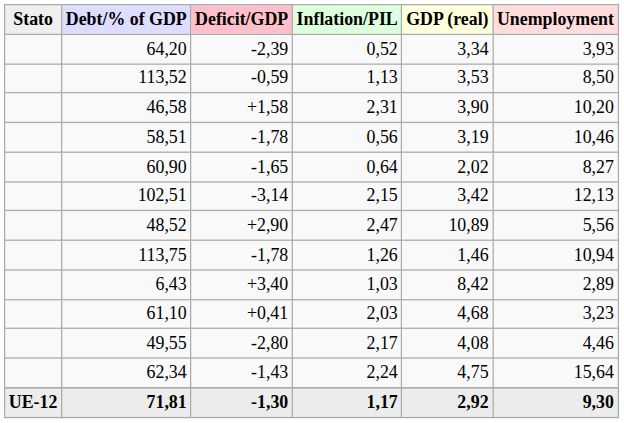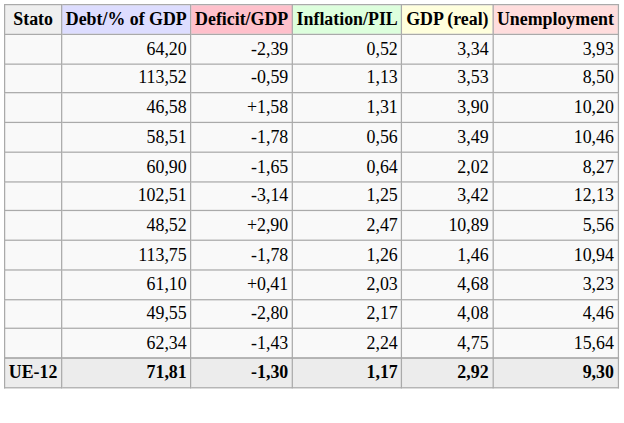(382, 107) 2,31 -> (382, 107) 1,31
(473, 137) 3,19 -> (473, 137) 3,49
(382, 196) 2,15 -> (382, 196) 1,25
- row: (171, 284)
